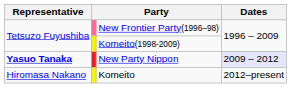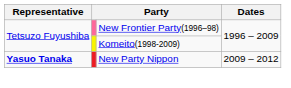(251, 59) lavender background -> (251, 59) no background
- row: (117, 75)
